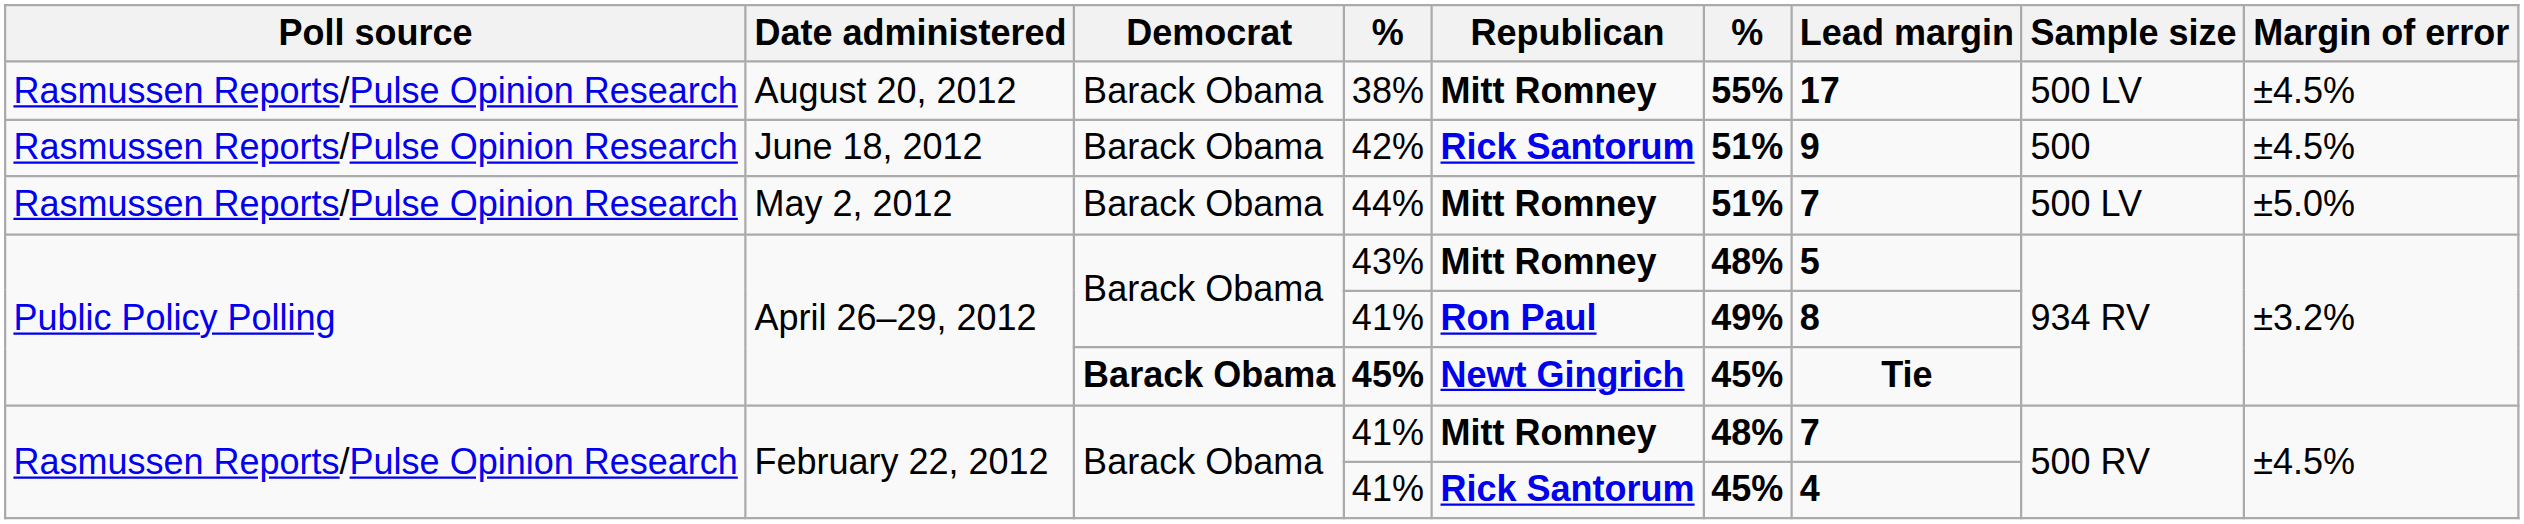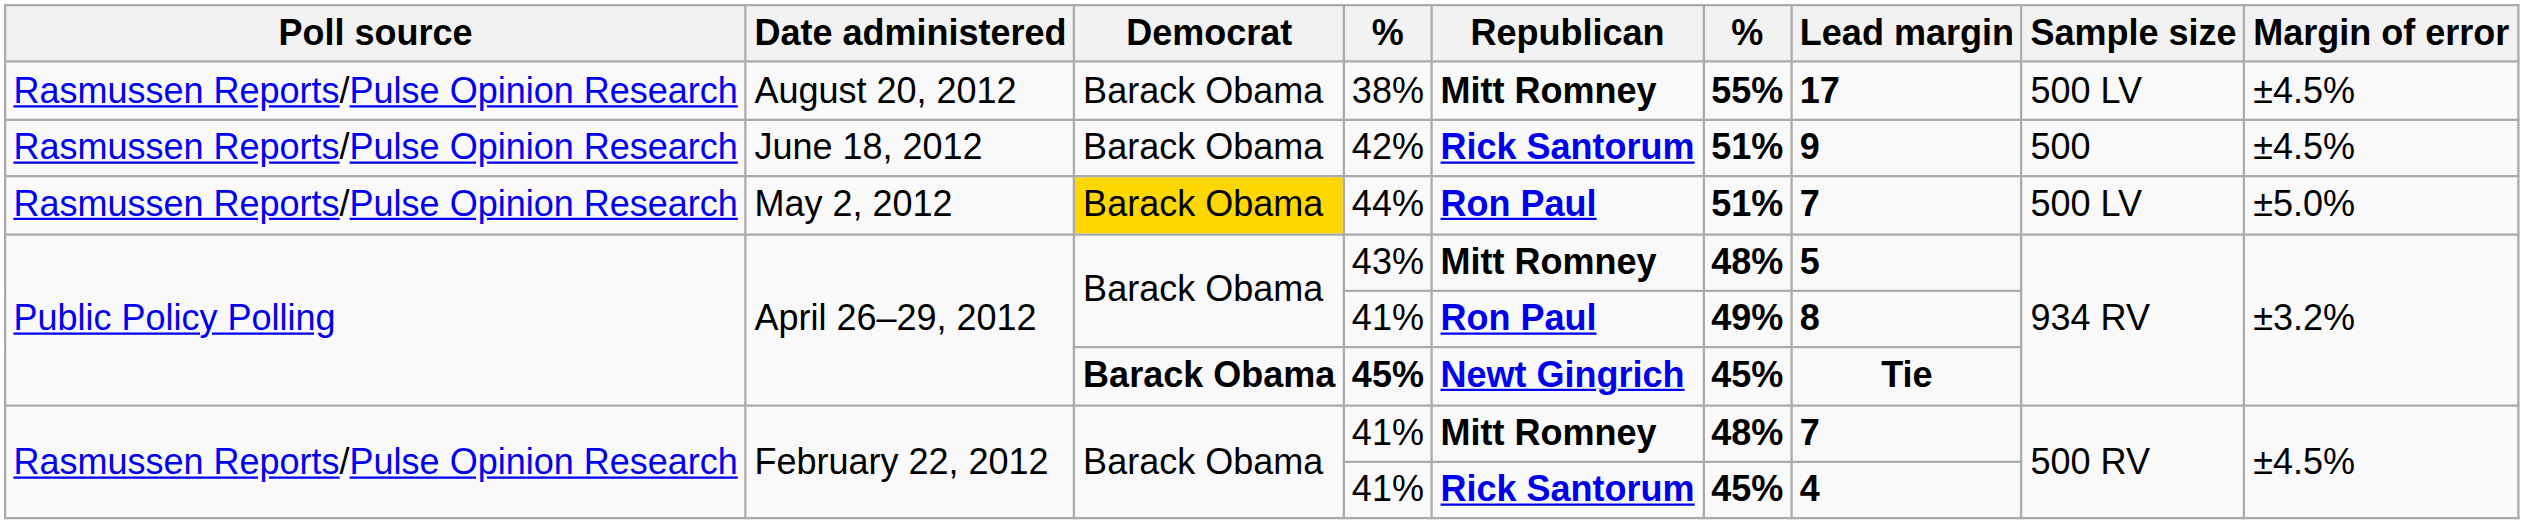(1203, 204) no background -> (1203, 204) gold background
(1549, 204) Mitt Romney -> (1519, 204) Ron Paul
